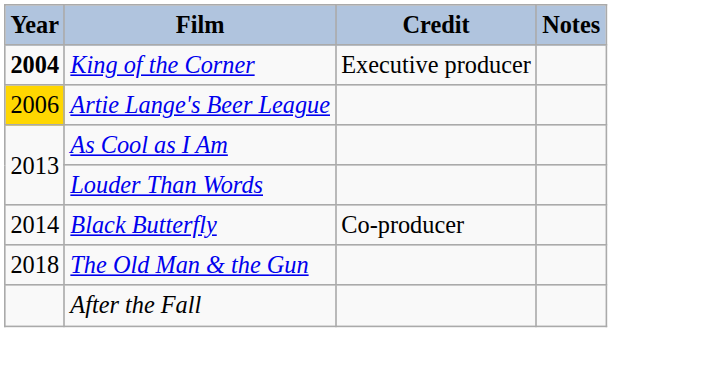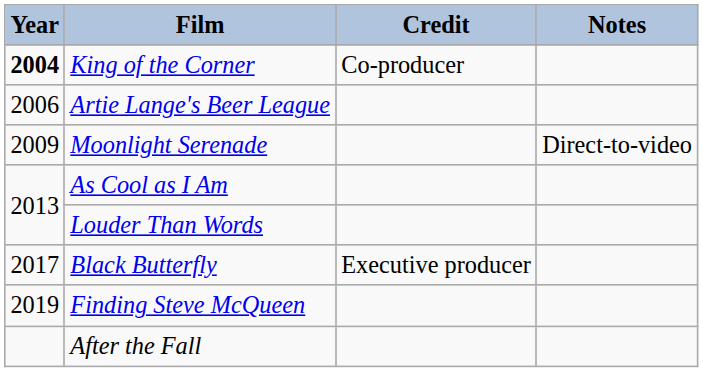(436, 64) Executive producer -> (403, 64) Co-producer
(35, 104) gold background -> (35, 104) no background
+ row: (169, 145)
(35, 225) 2014 -> (35, 265) 2017
(403, 225) Co-producer -> (436, 265) Executive producer
- row: (189, 265)
+ row: (188, 305)
